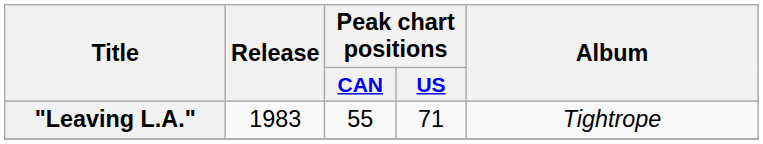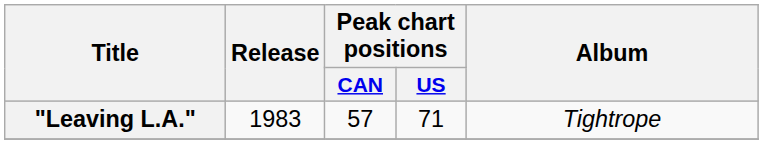(360, 119) 55 -> (360, 119) 57
